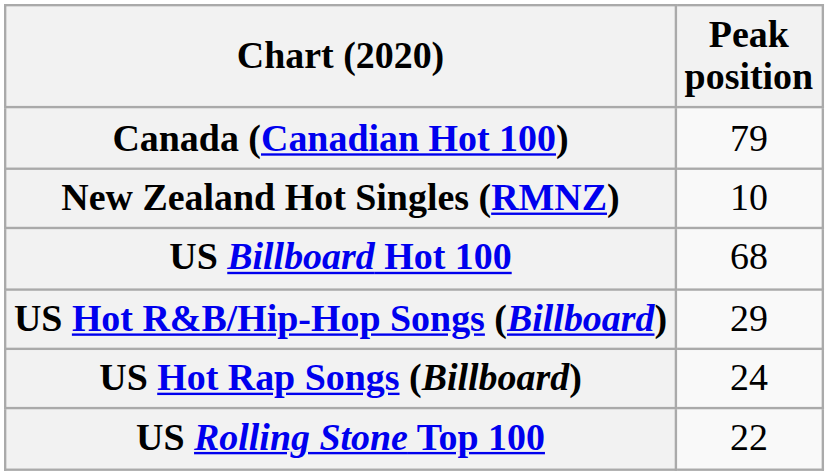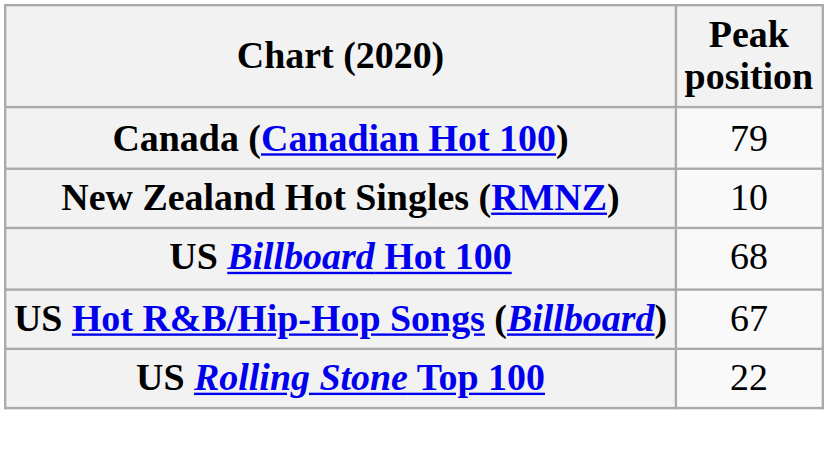(749, 317) 29 -> (749, 317) 67
- row: (341, 377)
